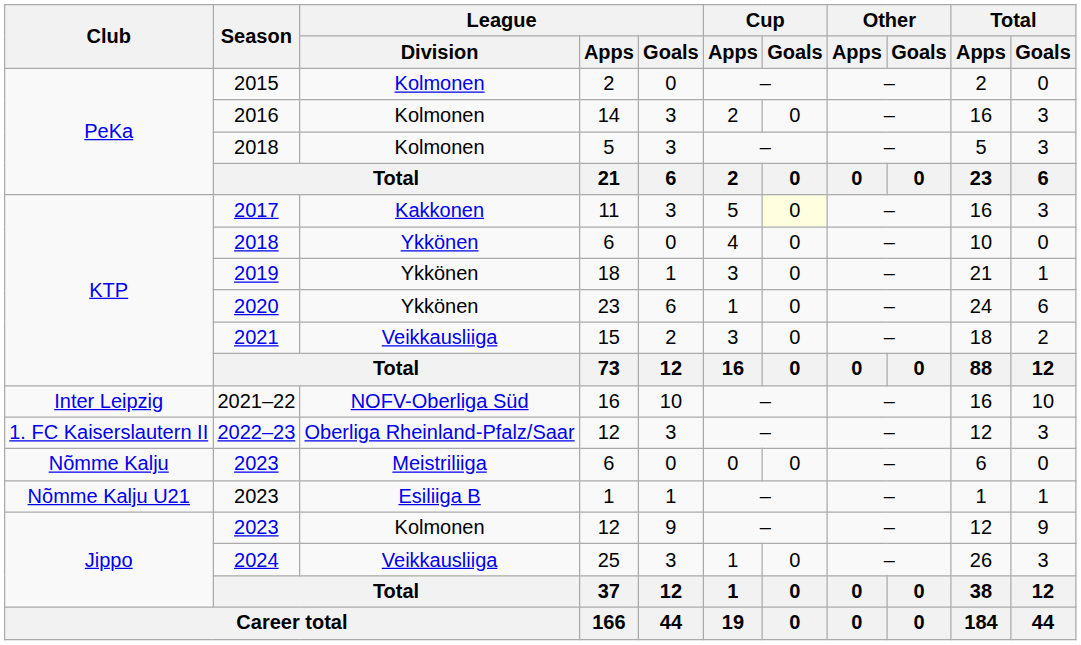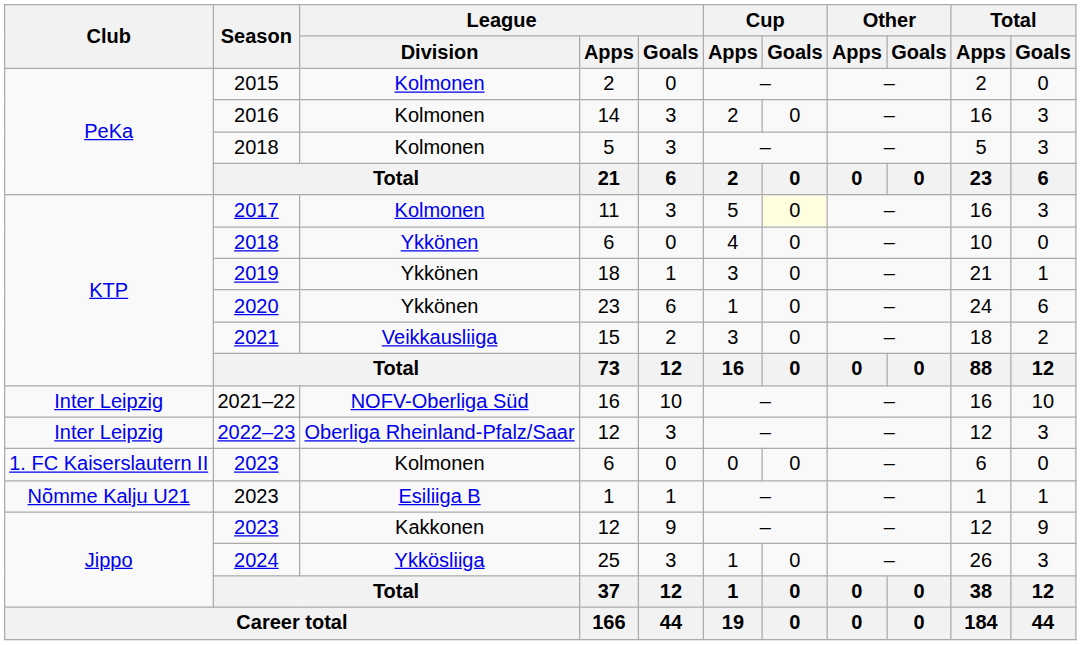(440, 210) Kakkonen -> (440, 210) Kolmonen
(109, 432) 1. FC Kaiserslautern II -> (109, 432) Inter Leipzig
(109, 464) Nõmme Kalju -> (109, 464) 1. FC Kaiserslautern II
(440, 464) Meistriliiga -> (440, 464) Kolmonen
(440, 527) Kolmonen -> (440, 527) Kakkonen
(440, 559) Veikkausliiga -> (440, 559) Ykkösliiga
